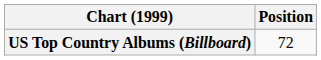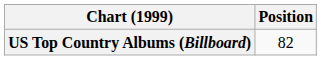(286, 42) 72 -> (286, 42) 82
